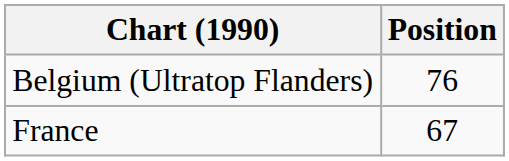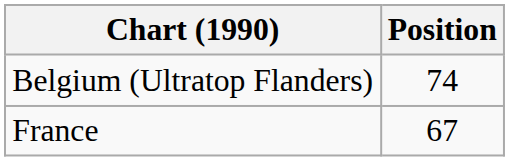(442, 79) 76 -> (442, 79) 74
